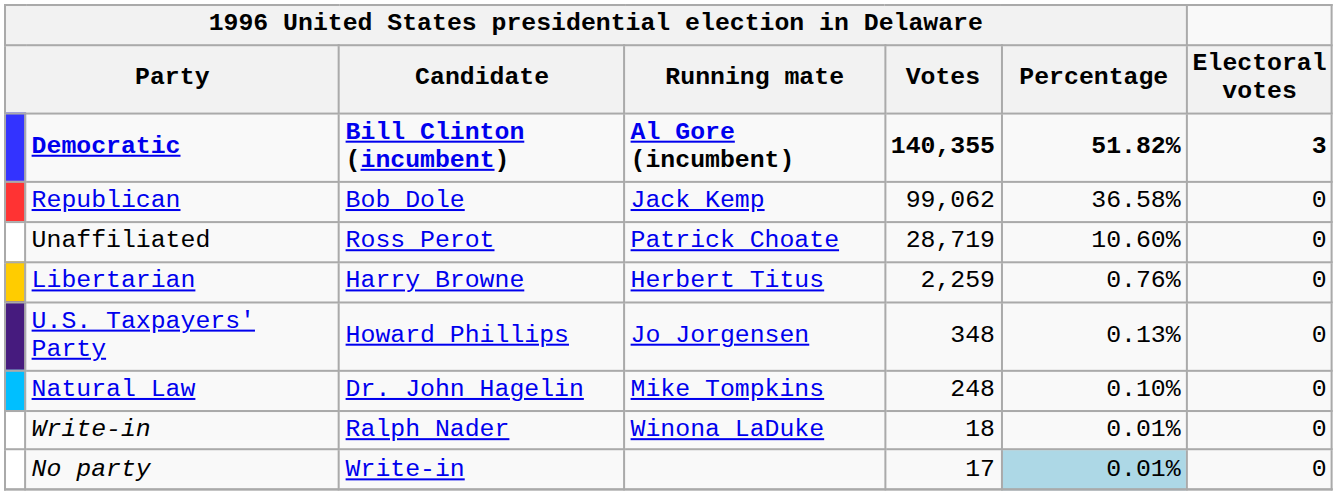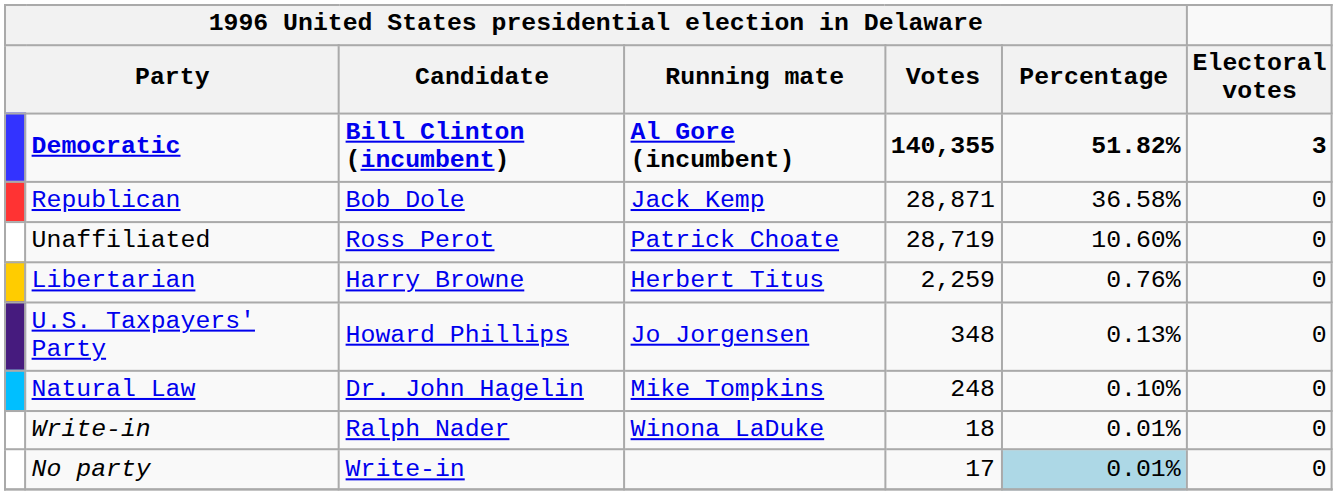(950, 202) 99,062 -> (950, 202) 28,871
